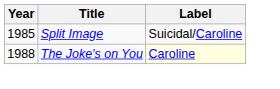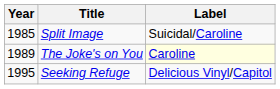(21, 53) 1988 -> (21, 53) 1989
+ row: (85, 73)
